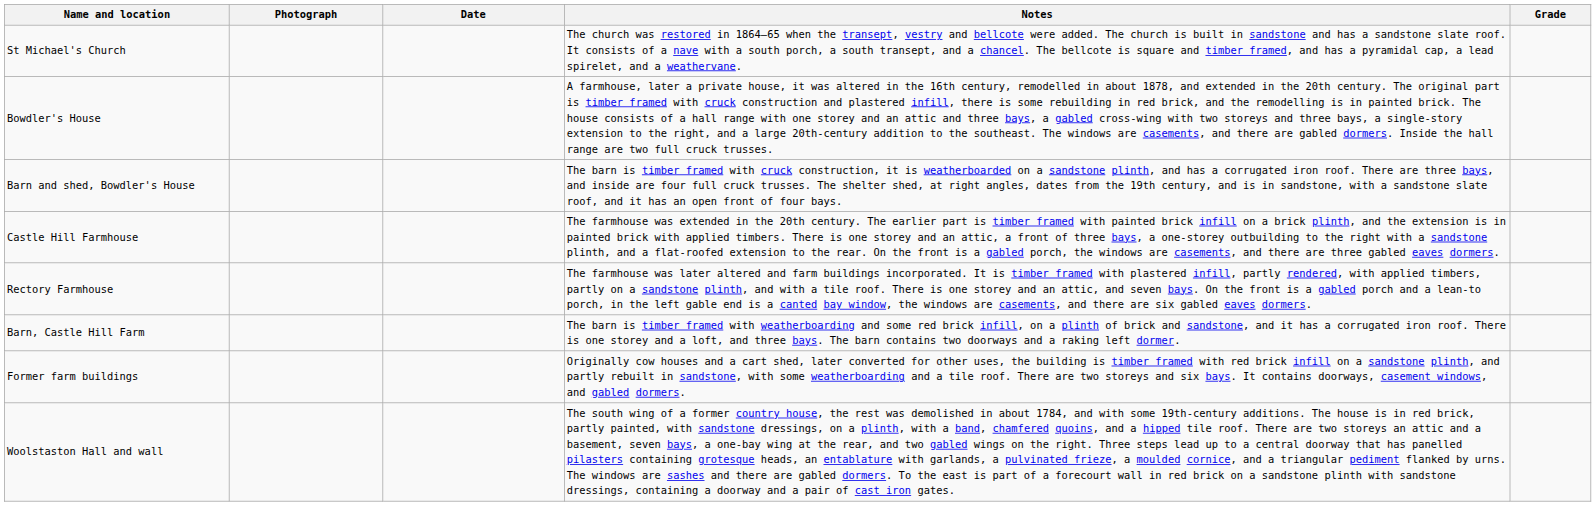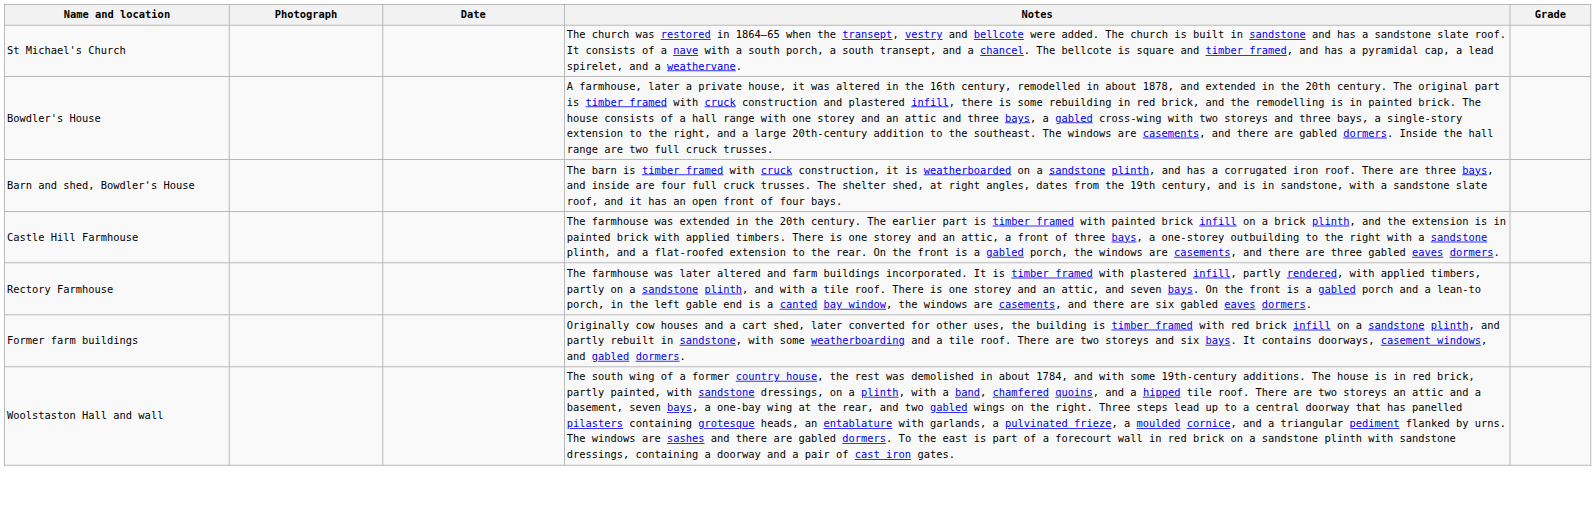- row: (76, 333)
